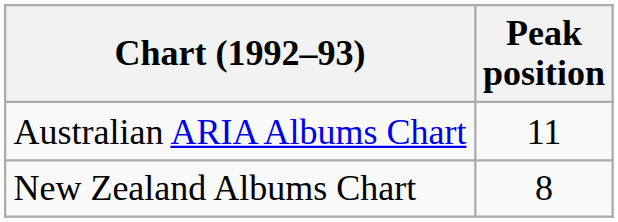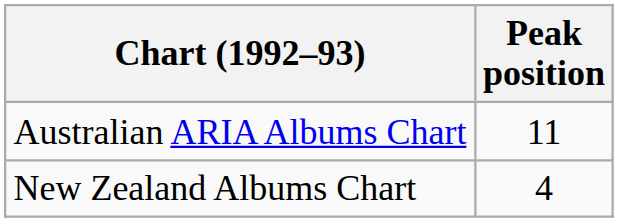(544, 187) 8 -> (544, 187) 4
